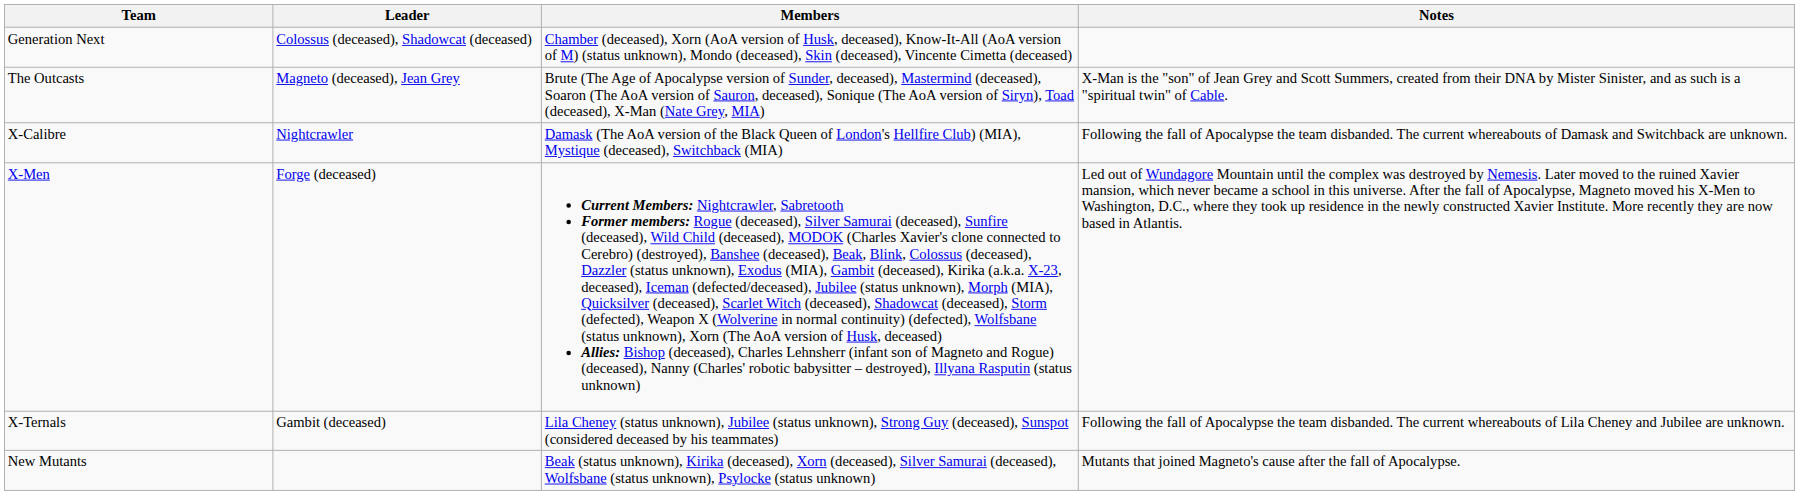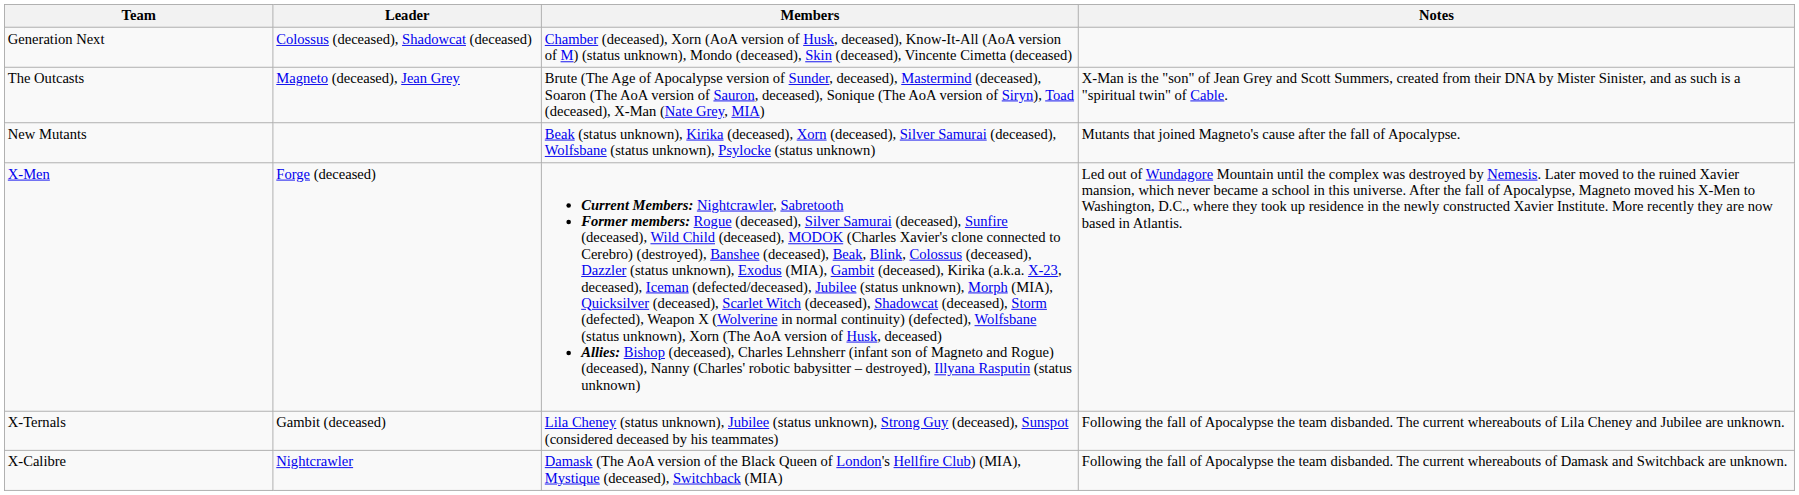rows swapped: (37, 134) <-> (47, 462)
